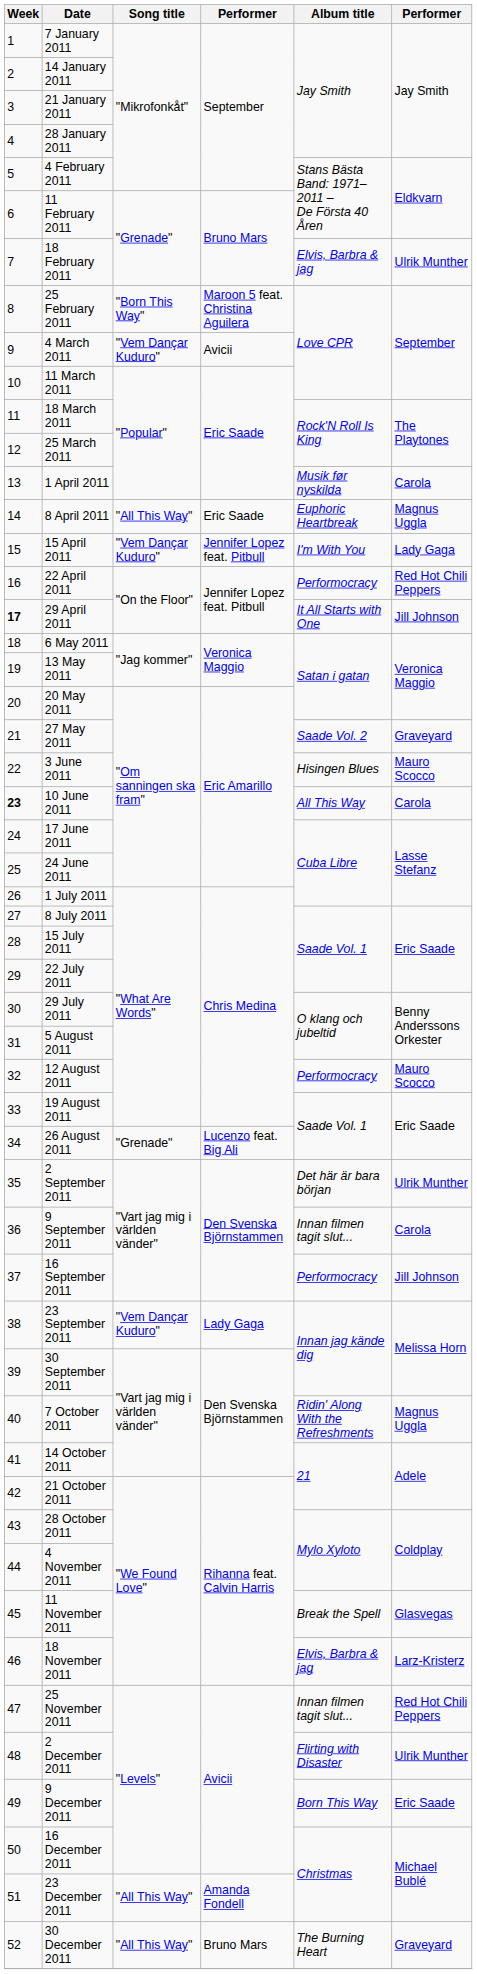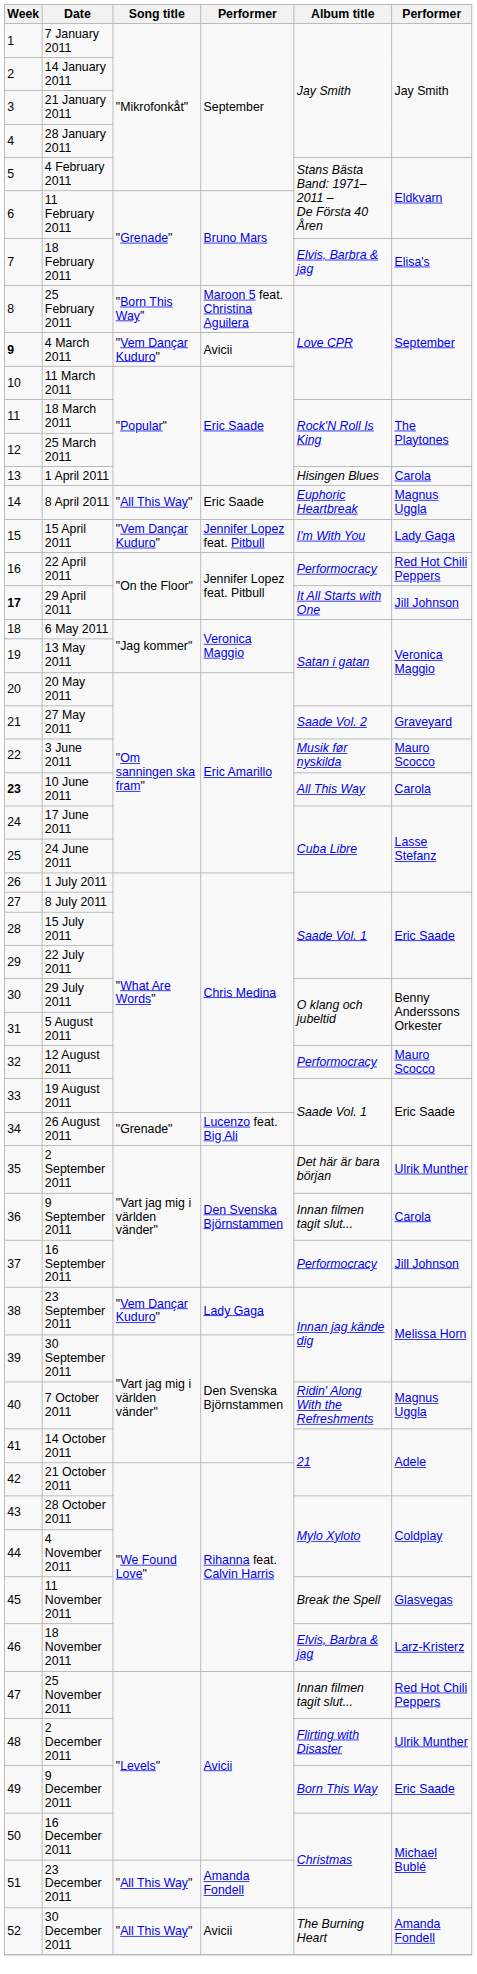(431, 261) Ulrik Munther -> (412, 261) Elisa's
(11, 349) normal -> (11, 349) bold
(322, 483) Musik før nyskilda -> (338, 476) Hisingen Blues
(338, 769) Hisingen Blues -> (322, 755) Musik før nyskilda
(235, 1945) Bruno Mars -> (218, 1931) Avicii
(423, 1945) Graveyard -> (417, 1931) Amanda Fondell
